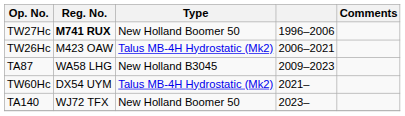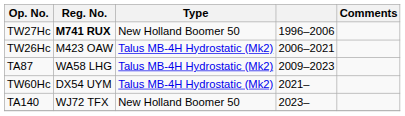(168, 66) New Holland B3045 -> (196, 66) Talus MB-4H Hydrostatic (Mk2)
